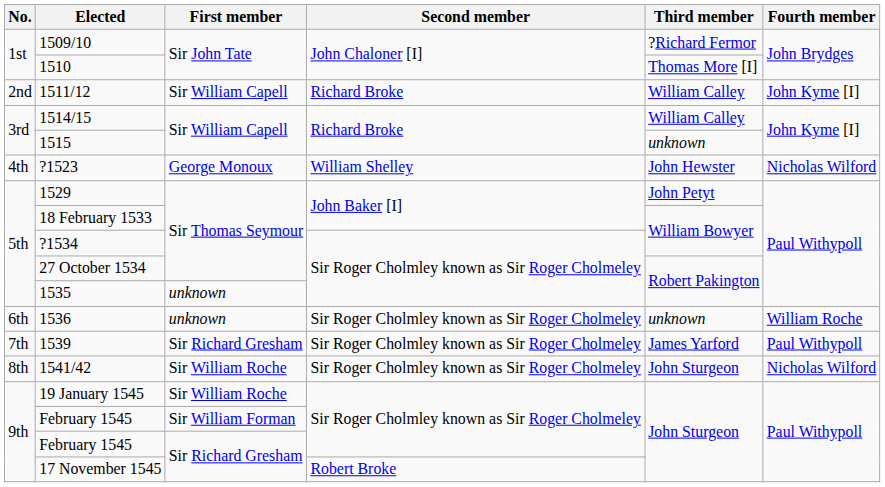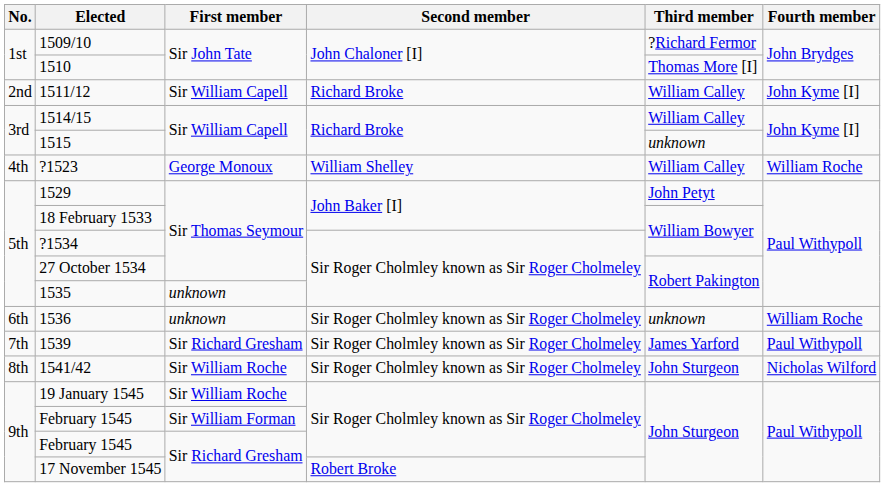(692, 167) John Hewster -> (696, 167) William Calley
(822, 167) Nicholas Wilford -> (815, 167) William Roche
